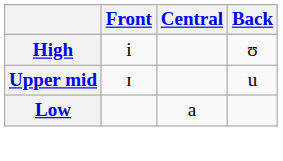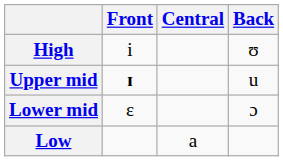(129, 79) normal -> (130, 79) bold
+ row: (53, 110)
